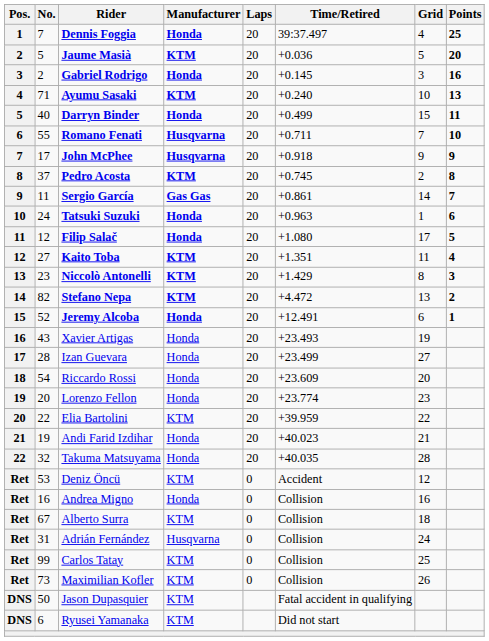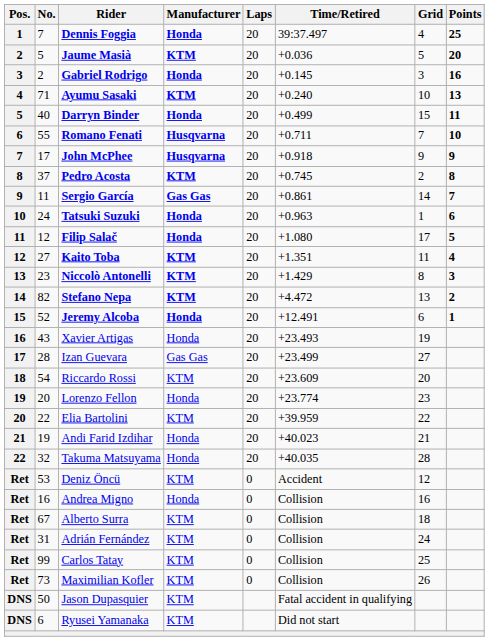(183, 357) Honda -> (187, 357) Gas Gas
(183, 377) Honda -> (180, 377) KTM
(193, 539) Husqvarna -> (180, 539) KTM
